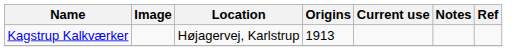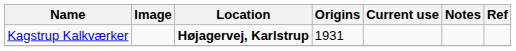(239, 35) normal -> (243, 35) bold
(320, 35) 1913 -> (329, 35) 1931
